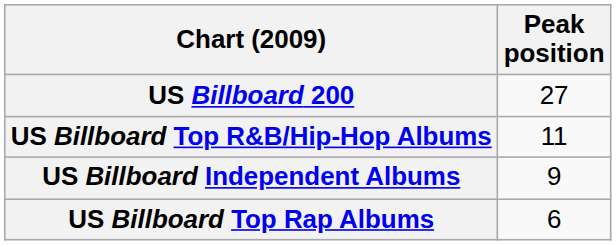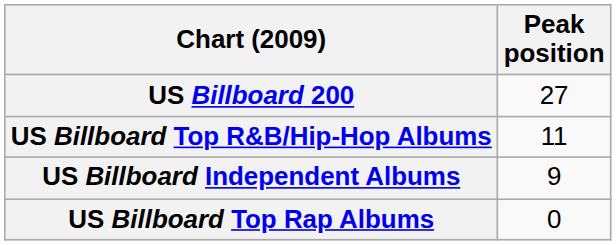(554, 218) 6 -> (554, 218) 0
